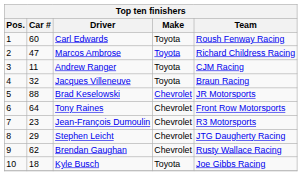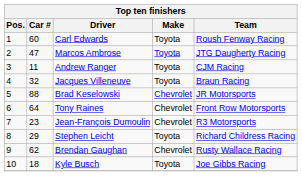(246, 53) Richard Childress Racing -> (241, 53) JTG Daugherty Racing
(173, 137) Chevrolet -> (167, 137) Toyota
(241, 137) JTG Daugherty Racing -> (246, 137) Richard Childress Racing
